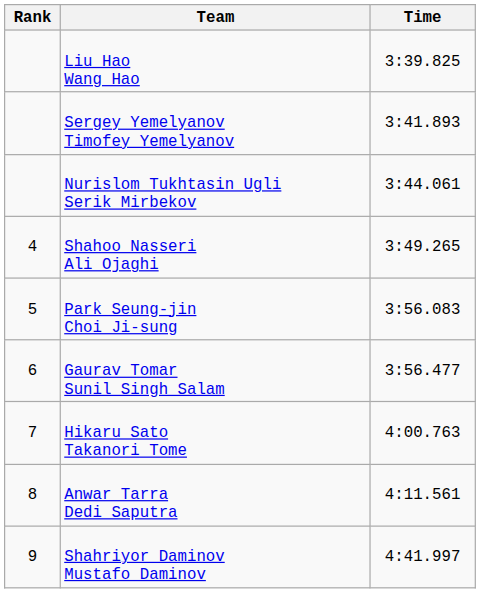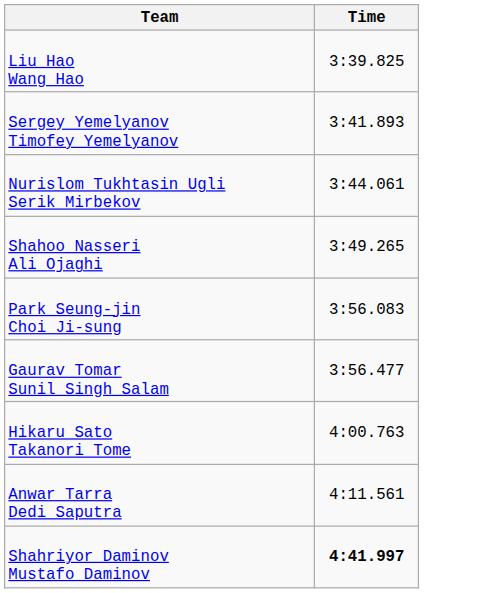- column: (33, 17)
(423, 557) normal -> (367, 557) bold
